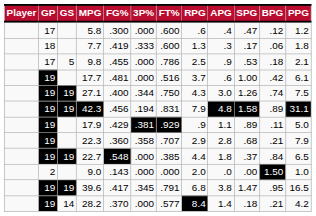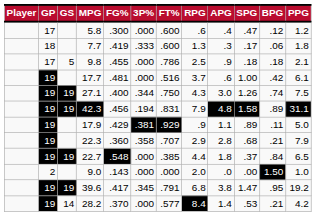(250, 62) .53 -> (250, 62) .18
(299, 187) 16.5 -> (299, 187) 19.2
(250, 203) .18 -> (250, 203) .53
